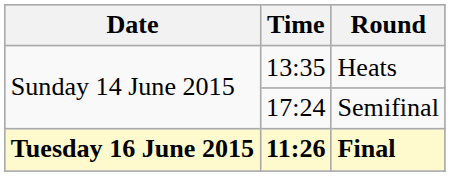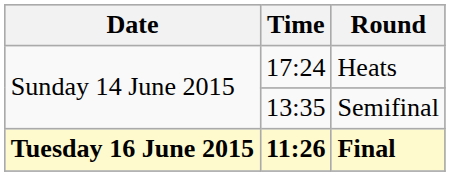(296, 66) 13:35 -> (296, 66) 17:24
(296, 107) 17:24 -> (296, 107) 13:35
